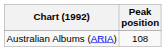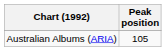(140, 38) 108 -> (140, 38) 105
